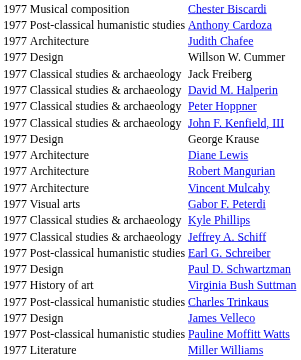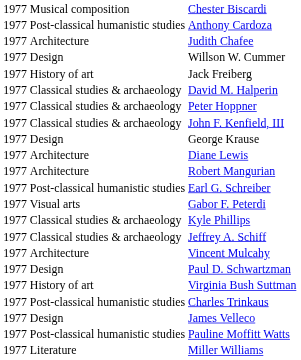(106, 74) Classical studies & archaeology -> (62, 74) History of art
rows swapped: (229, 188) <-> (229, 253)
